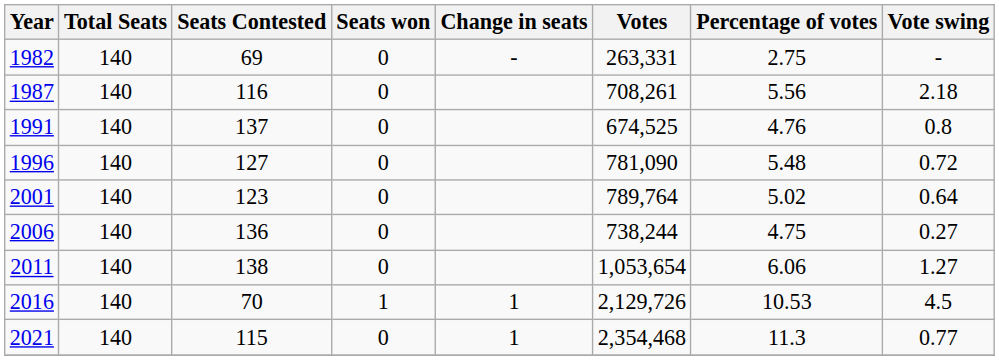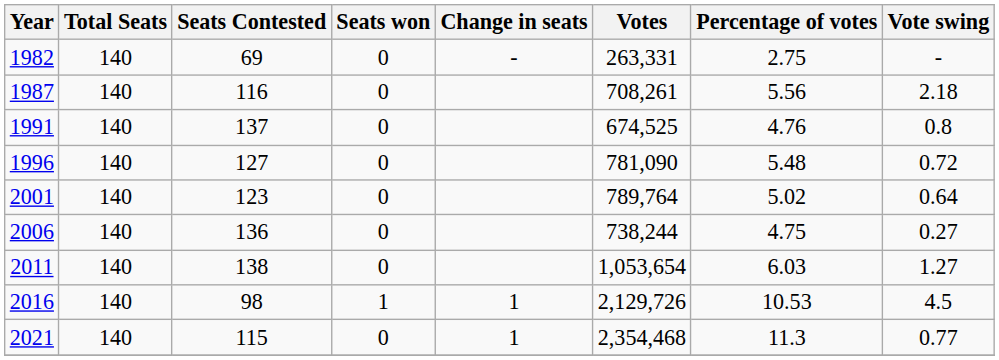(787, 267) 6.06 -> (787, 267) 6.03
(252, 302) 70 -> (252, 302) 98
